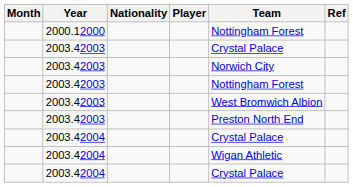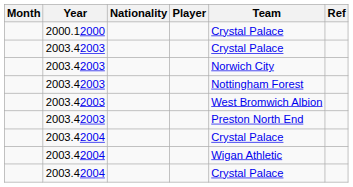(257, 31) Nottingham Forest -> (247, 31) Crystal Palace
